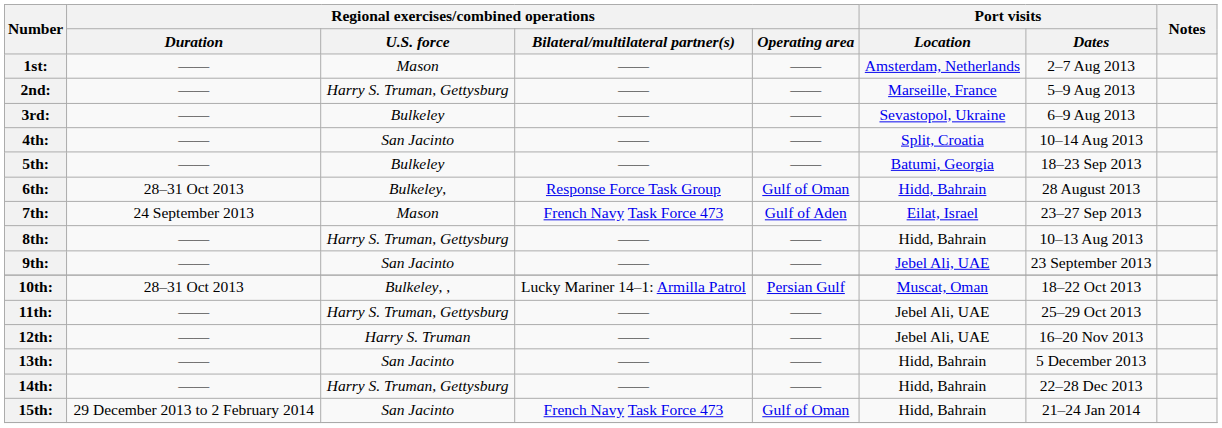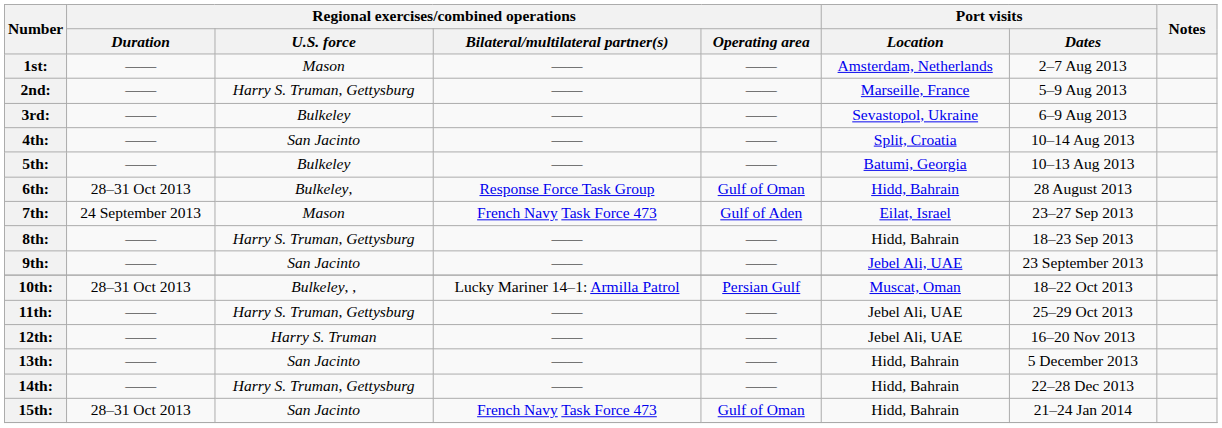(1091, 164) 18–23 Sep 2013 -> (1083, 164) 10–13 Aug 2013
(1091, 238) 10–13 Aug 2013 -> (1083, 238) 18–23 Sep 2013
(194, 410) 29 December 2013 to 2 February 2014 -> (141, 410) 28–31 Oct 2013
